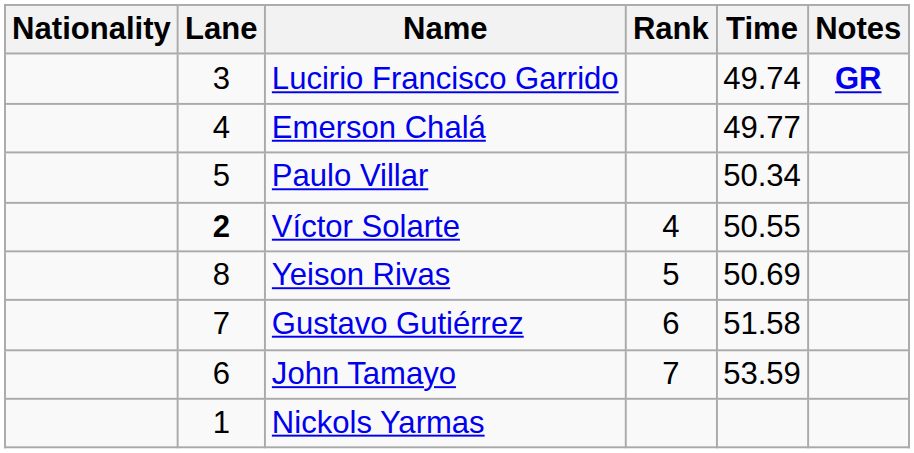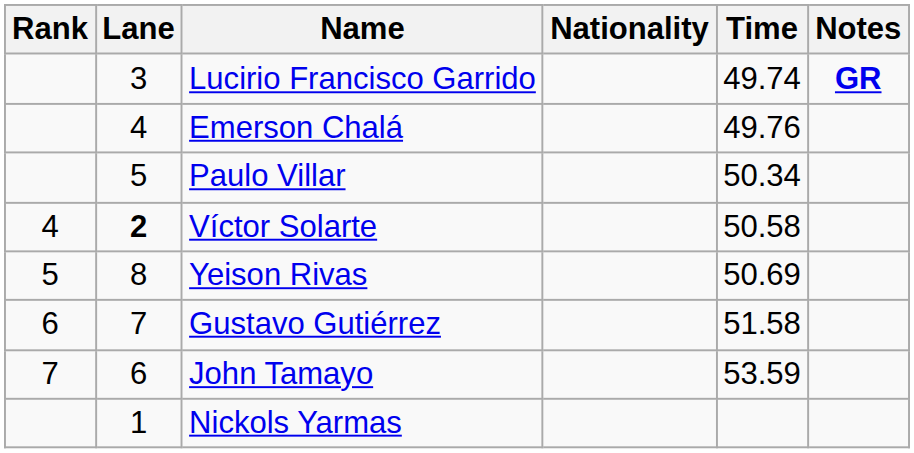columns swapped: (671, 29) <-> (91, 29)
(762, 127) 49.77 -> (762, 127) 49.76
(762, 226) 50.55 -> (762, 226) 50.58
